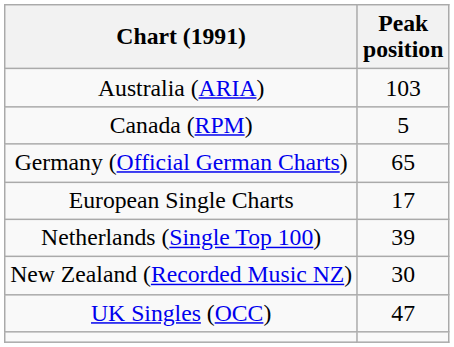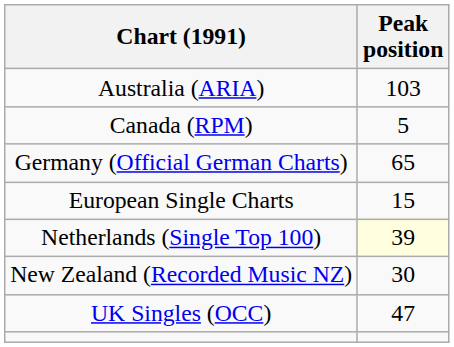(403, 200) 17 -> (403, 200) 15
(403, 237) no background -> (403, 237) lightyellow background
